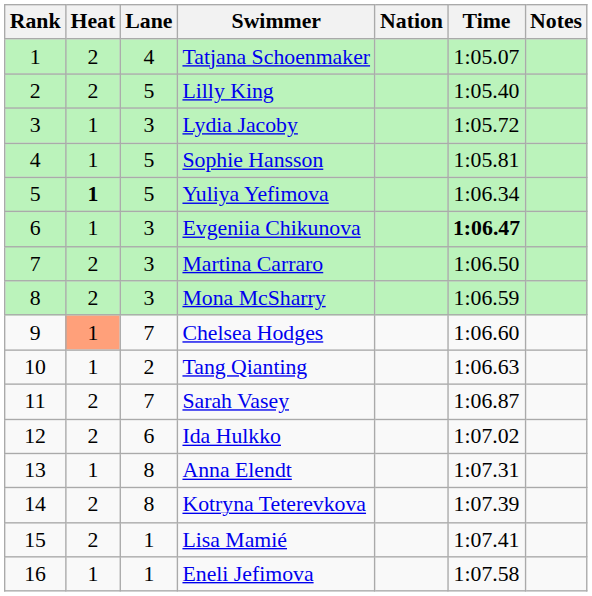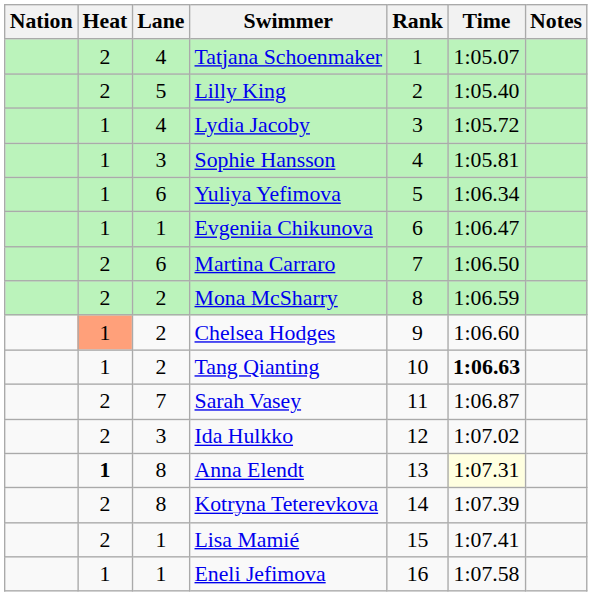columns swapped: (35, 21) <-> (412, 21)
(149, 125) 3 -> (161, 125) 4
(149, 159) 5 -> (161, 159) 3
(93, 194) bold -> (105, 194) normal
(149, 194) 5 -> (161, 194) 6
(149, 228) 3 -> (161, 228) 1
(487, 228) bold -> (487, 228) normal
(149, 263) 3 -> (161, 263) 6
(149, 297) 3 -> (161, 297) 2
(149, 332) 7 -> (161, 332) 2
(487, 366) normal -> (487, 366) bold
(149, 435) 6 -> (161, 435) 3
(93, 470) normal -> (105, 470) bold
(487, 470) no background -> (487, 470) lightyellow background
